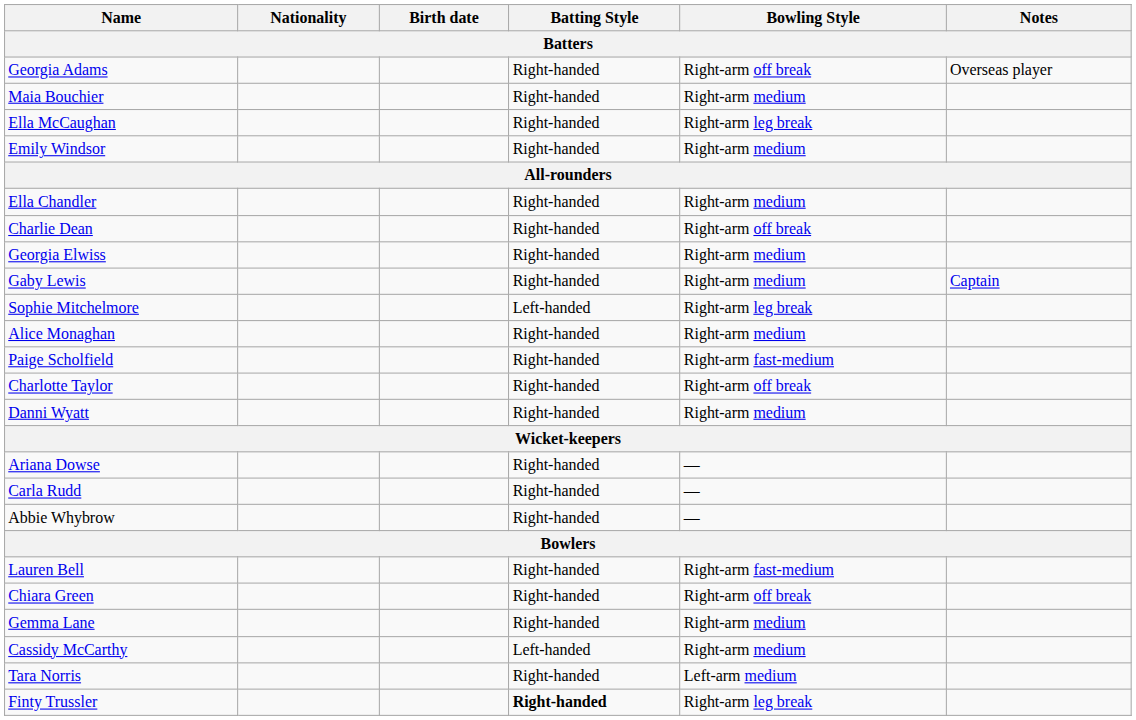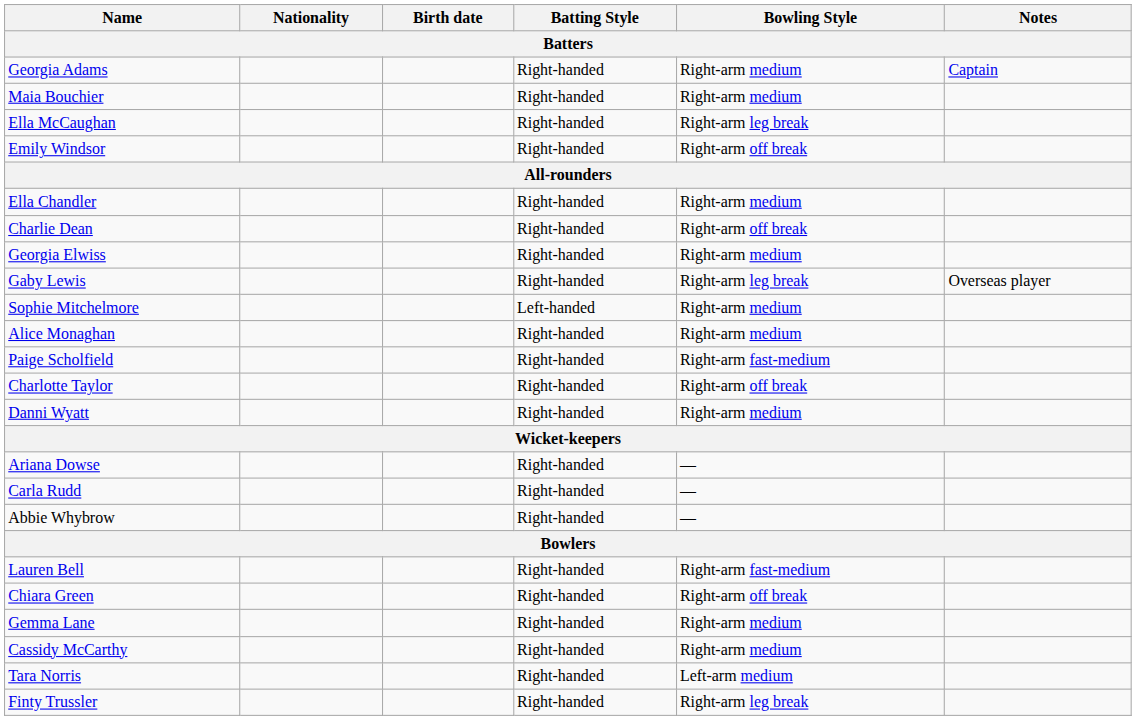(747, 70) Right-arm off break -> (741, 70) Right-arm medium
(1001, 70) Overseas player -> (973, 70) Captain
(745, 149) Right-arm medium -> (744, 149) Right-arm off break
(745, 281) Right-arm medium -> (744, 281) Right-arm leg break
(975, 281) Captain -> (1000, 281) Overseas player
(748, 307) Right-arm leg break -> (741, 307) Right-arm medium
(552, 649) Left-handed -> (560, 649) Right-handed
(560, 702) bold -> (560, 702) normal
